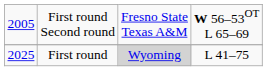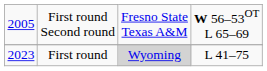(21, 55) 2025 -> (21, 55) 2023
